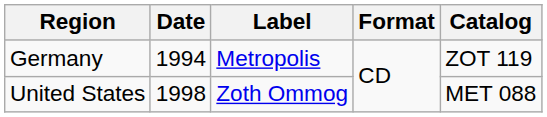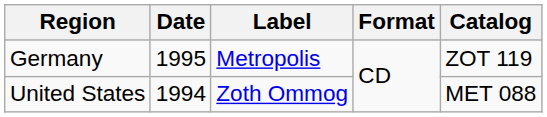(181, 58) 1994 -> (181, 58) 1995
(181, 93) 1998 -> (181, 93) 1994
